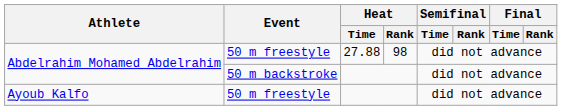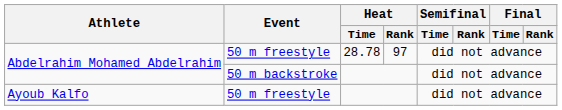(362, 53) 27.88 -> (362, 53) 28.78
(400, 53) 98 -> (400, 53) 97
